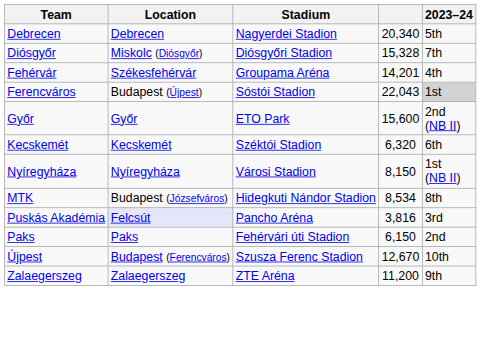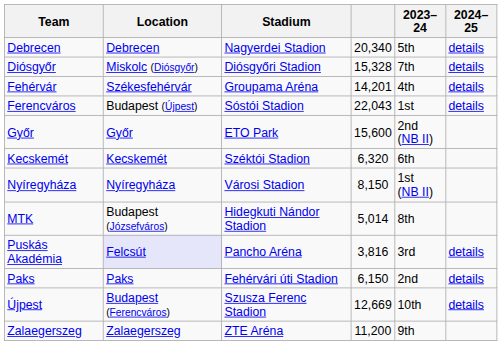+ column: (471, 21)
(433, 92) lightgrey background -> (406, 106) no background
(400, 198) 8,534 -> (373, 218) 5,014
(400, 256) 12,670 -> (373, 304) 12,669
